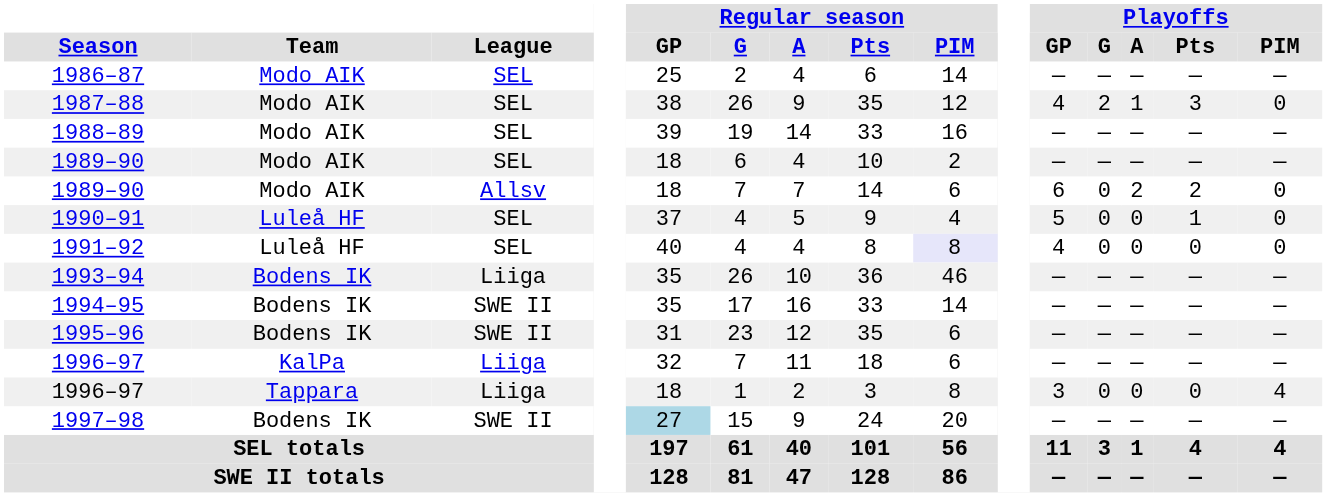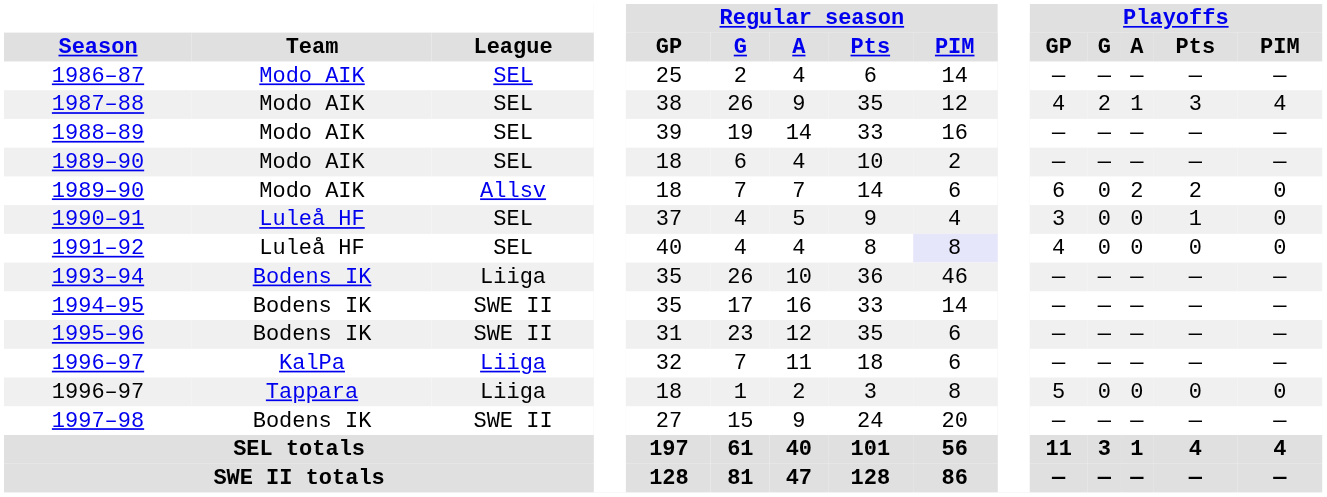(1280, 105) 0 -> (1280, 105) 4
(1059, 219) 5 -> (1059, 219) 3
(1059, 392) 3 -> (1059, 392) 5
(1280, 392) 4 -> (1280, 392) 0
(669, 421) lightblue background -> (669, 421) no background
